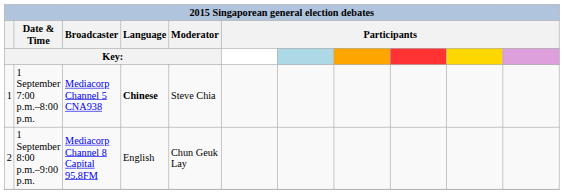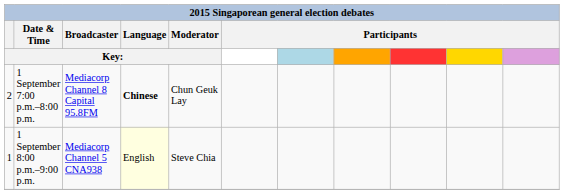(9, 95) 1 -> (9, 95) 2
(87, 95) Mediacorp Channel 5 CNA938 -> (87, 95) Mediacorp Channel 8 Capital 95.8FM
(193, 95) Steve Chia -> (194, 95) Chun Geuk Lay
(9, 158) 2 -> (9, 158) 1
(87, 158) Mediacorp Channel 8 Capital 95.8FM -> (87, 158) Mediacorp Channel 5 CNA938
(139, 158) no background -> (139, 158) lightyellow background
(194, 158) Chun Geuk Lay -> (193, 158) Steve Chia
